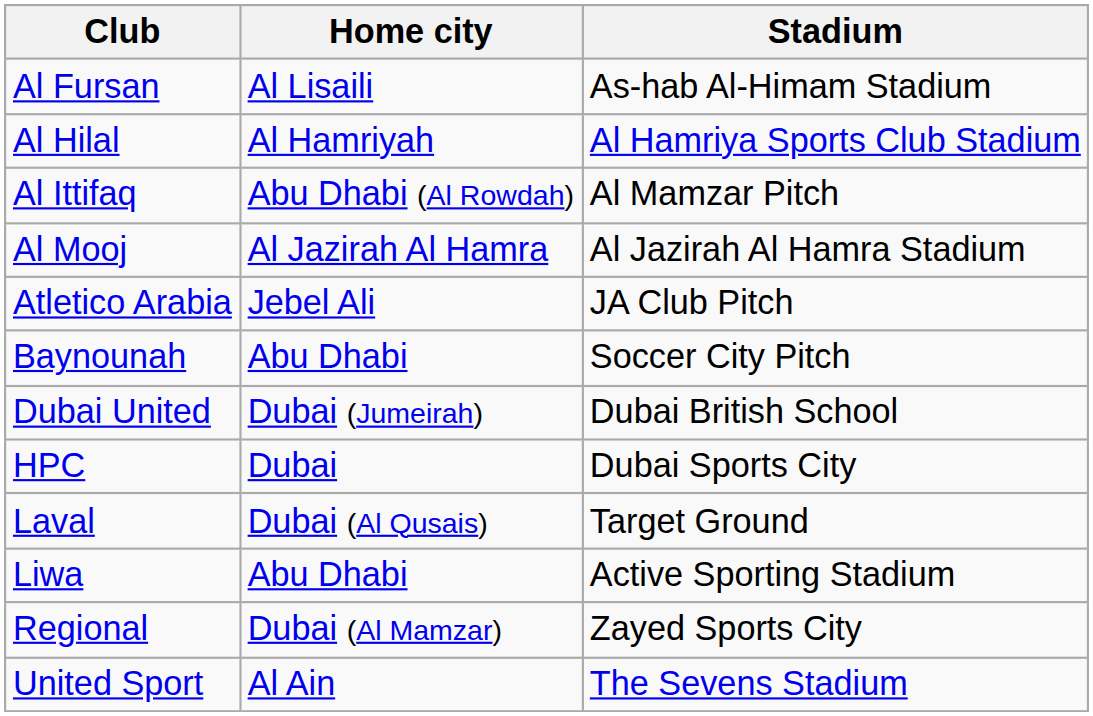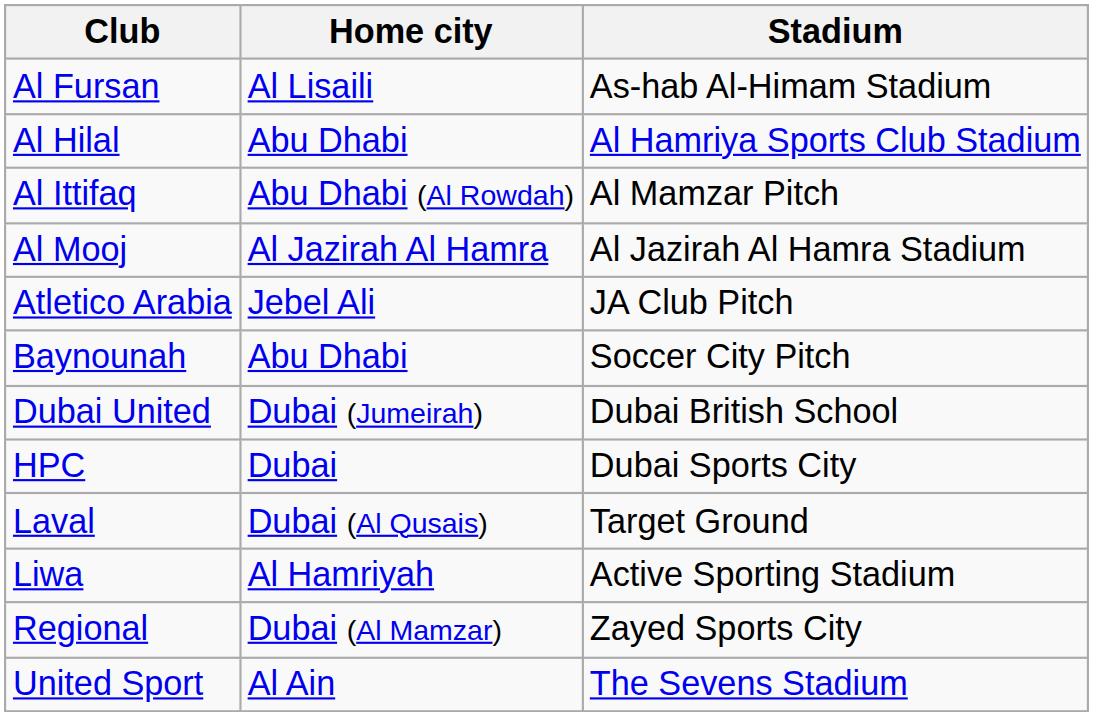(341, 140) Al Hamriyah -> (328, 140) Abu Dhabi
(328, 574) Abu Dhabi -> (341, 574) Al Hamriyah
